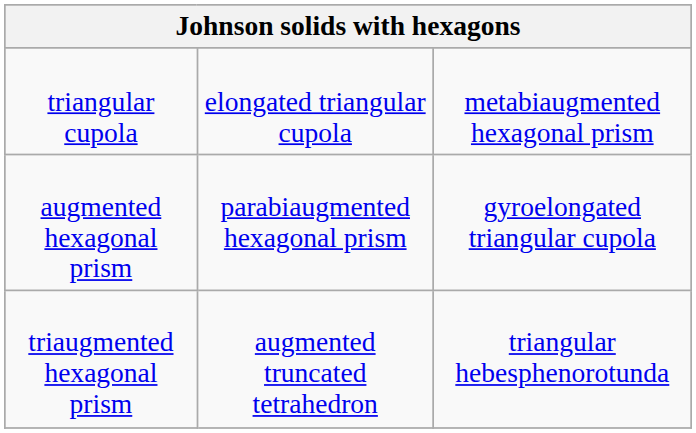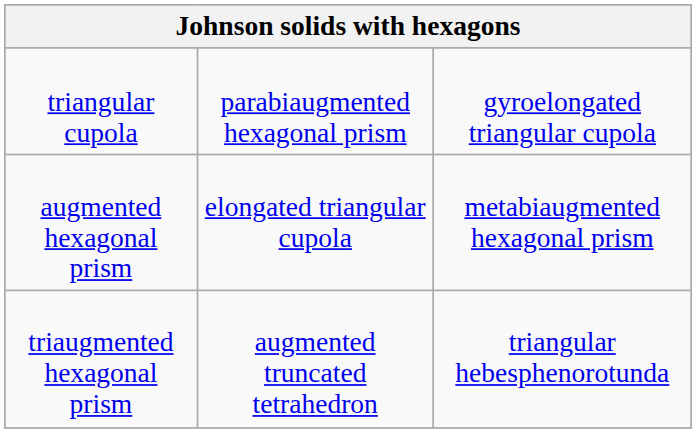(315, 116) elongated triangular cupola -> (315, 116) parabiaugmented hexagonal prism
(562, 116) metabiaugmented hexagonal prism -> (562, 116) gyroelongated triangular cupola
(315, 221) parabiaugmented hexagonal prism -> (315, 221) elongated triangular cupola
(562, 221) gyroelongated triangular cupola -> (562, 221) metabiaugmented hexagonal prism
